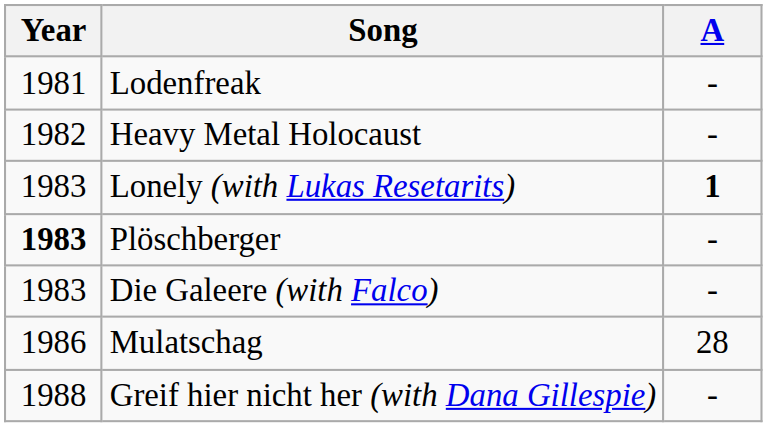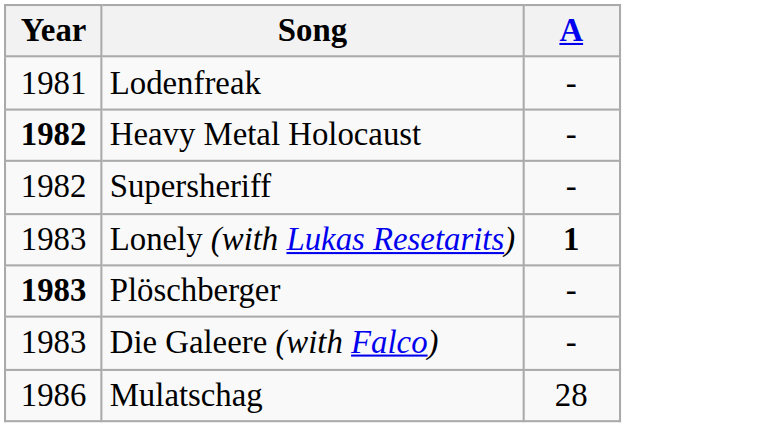(54, 134) normal -> (54, 134) bold
+ row: (190, 186)
- row: (383, 394)
